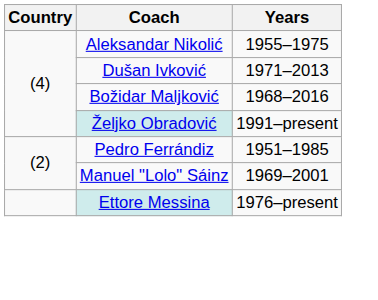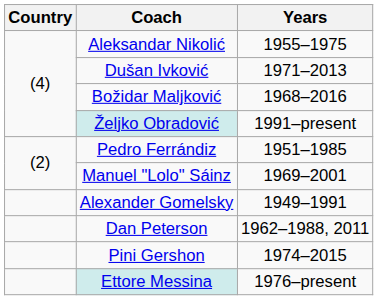+ row: (157, 202)
+ row: (157, 228)
+ row: (157, 255)
